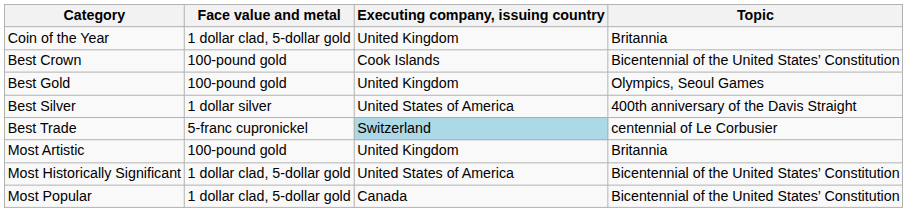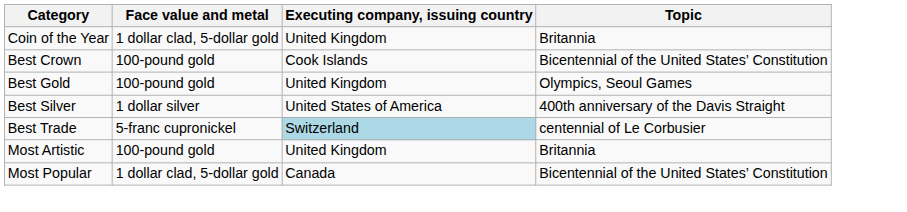- row: (94, 173)
